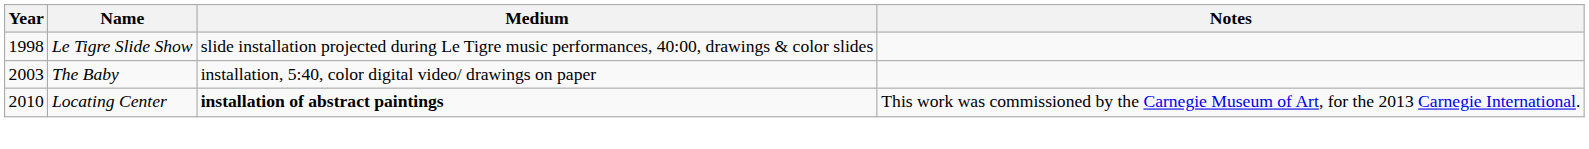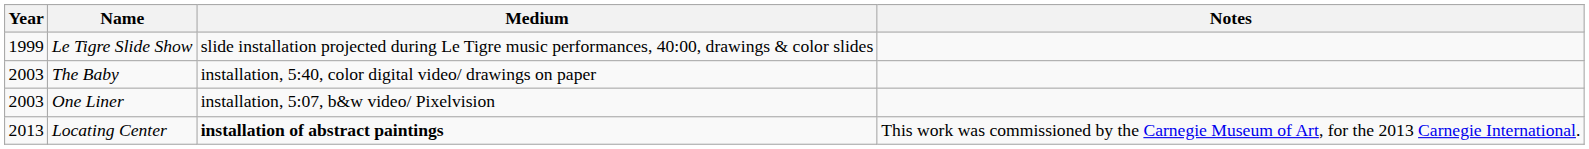(26, 46) 1998 -> (26, 46) 1999
+ row: (88, 102)
(26, 102) 2010 -> (26, 130) 2013
